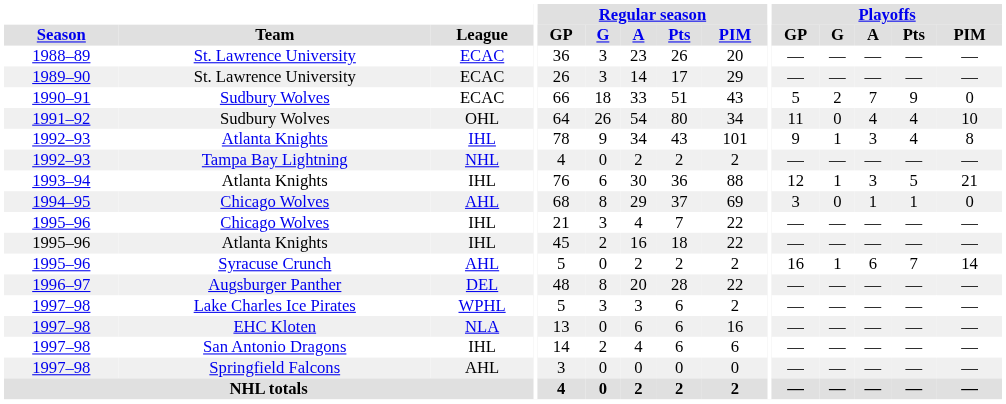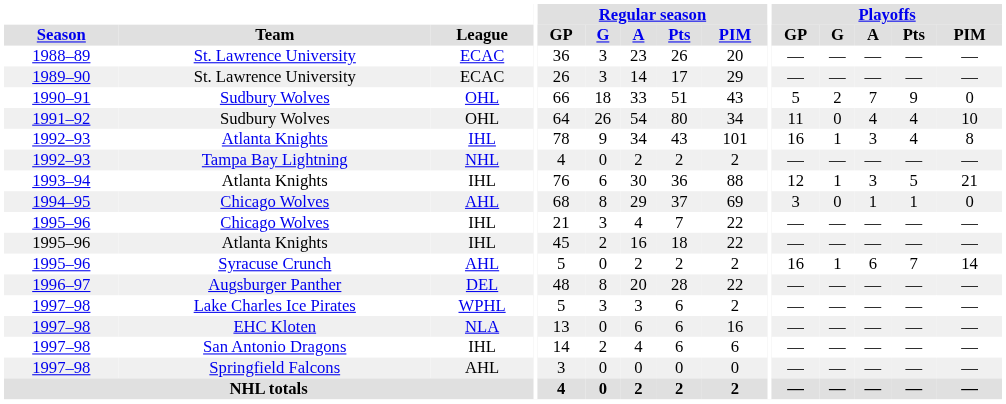(482, 97) ECAC -> (482, 97) OHL
(796, 139) 9 -> (796, 139) 16
